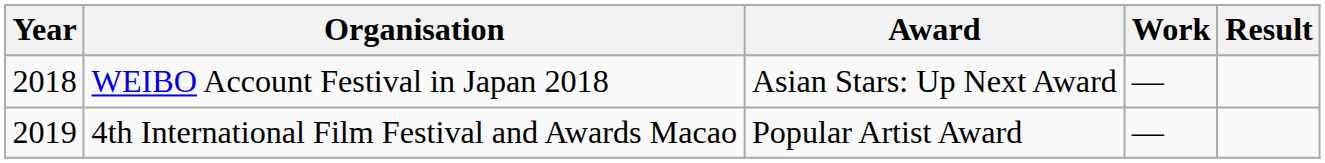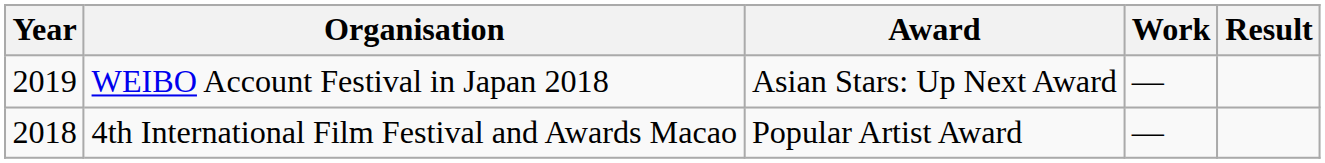(45, 81) 2018 -> (45, 81) 2019
(45, 132) 2019 -> (45, 132) 2018
